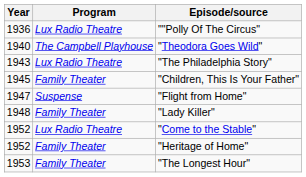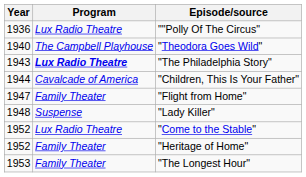(79, 63) normal -> (81, 63) bold
(19, 79) 1945 -> (19, 79) 1944
(70, 79) Family Theater -> (87, 79) Cavalcade of America
(59, 96) Suspense -> (70, 96) Family Theater
(70, 113) Family Theater -> (59, 113) Suspense
